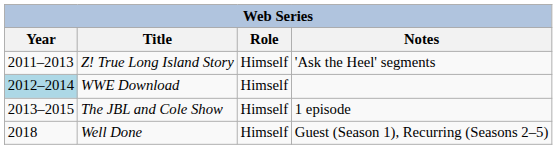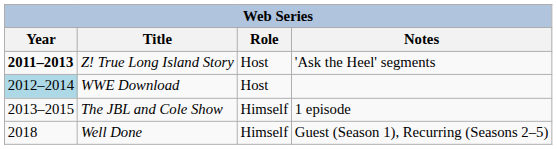(41, 62) normal -> (41, 62) bold
(264, 62) Himself -> (255, 62) Host
(264, 86) Himself -> (255, 86) Host
